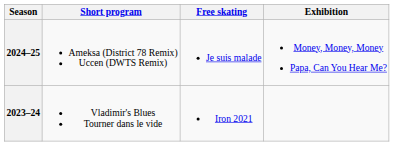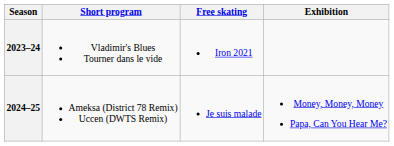rows swapped: (23, 113) <-> (23, 52)
